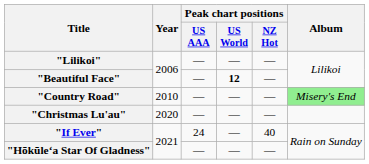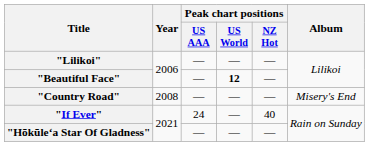(167, 96) 2010 -> (167, 96) 2008
(326, 96) lightgreen background -> (326, 96) no background
- row: (79, 114)
